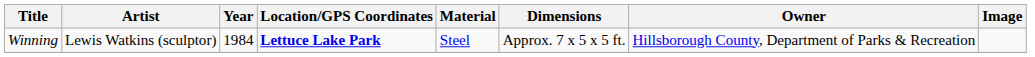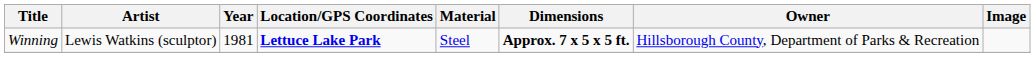(238, 40) 1984 -> (238, 40) 1981
(564, 40) normal -> (566, 40) bold
